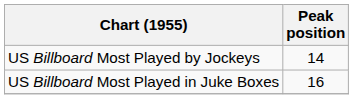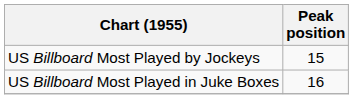(316, 57) 14 -> (316, 57) 15
